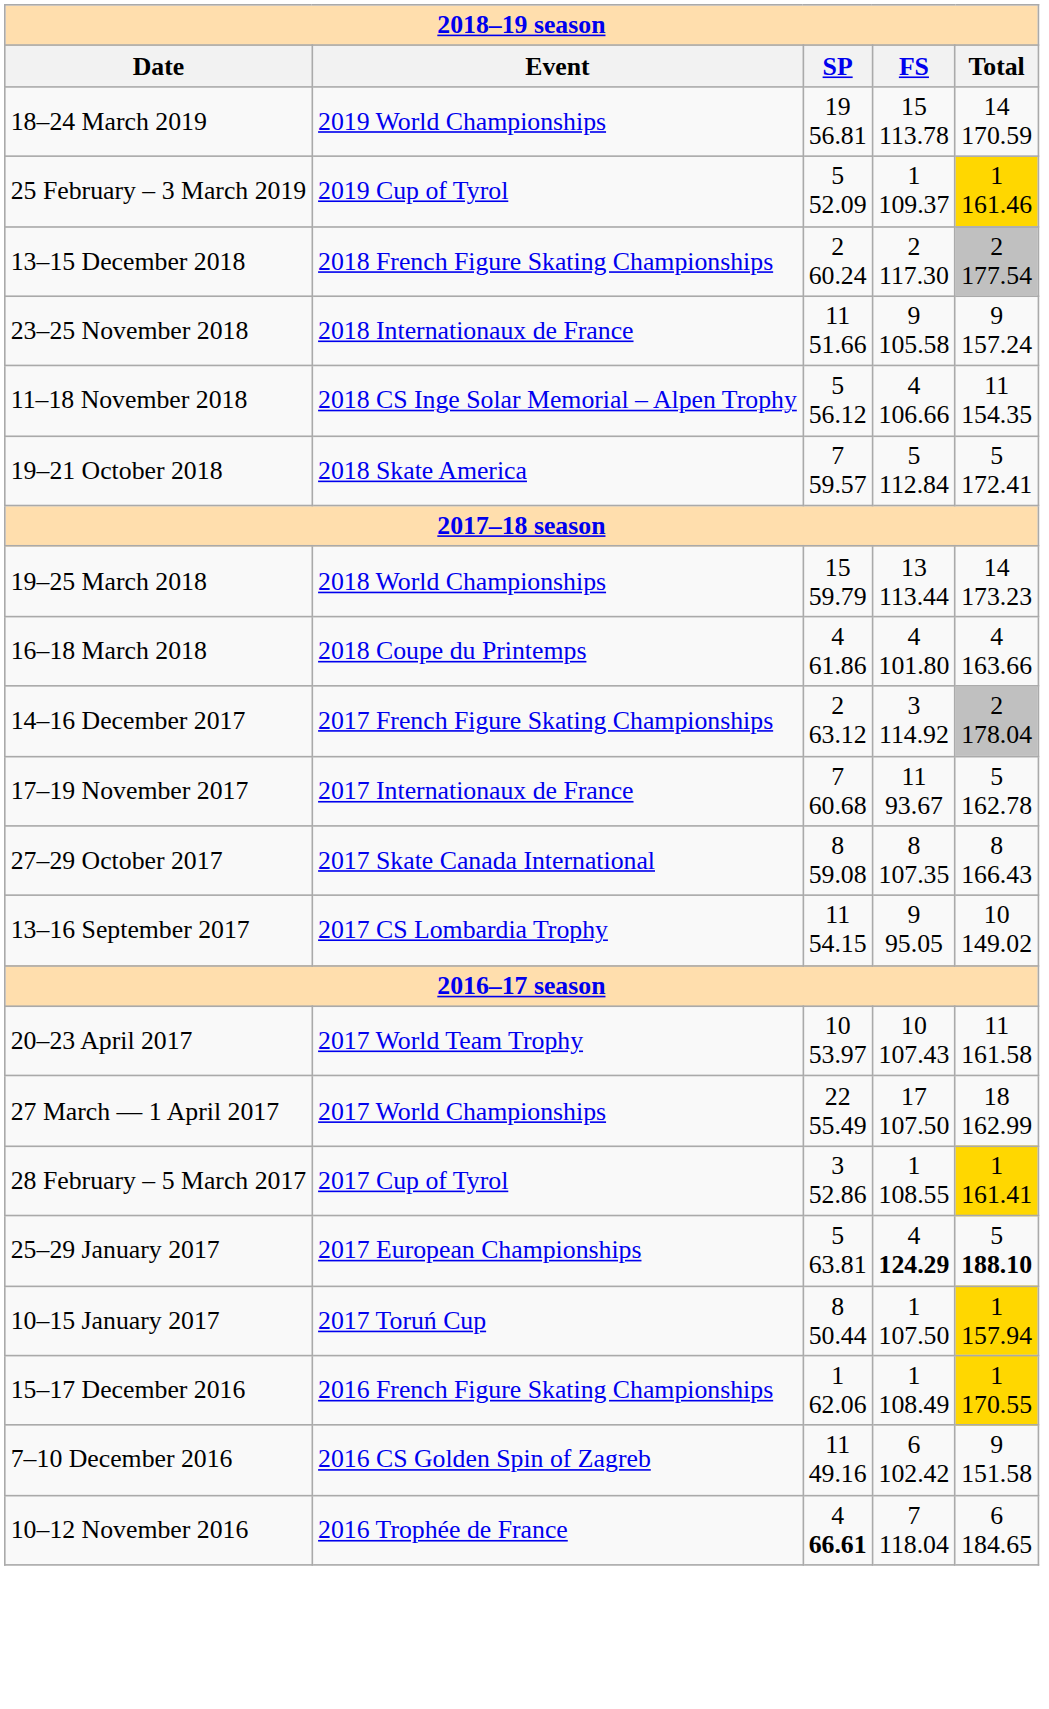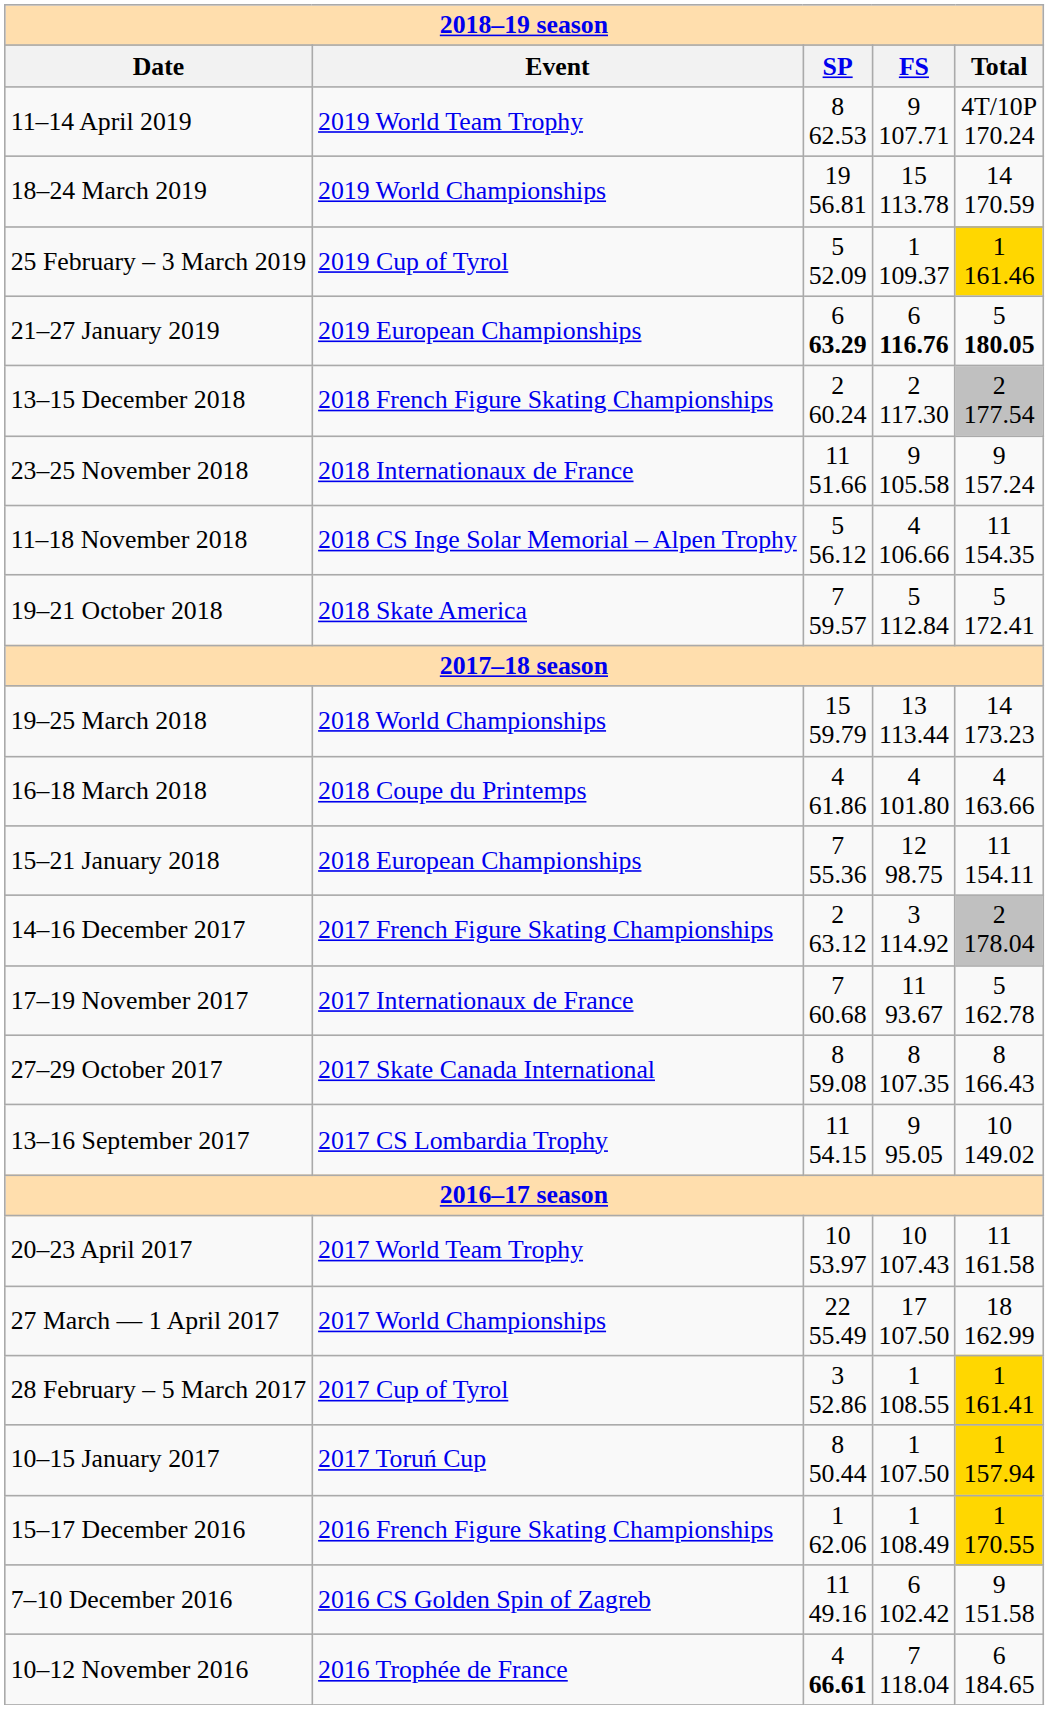+ row: (101, 121)
+ row: (115, 330)
+ row: (115, 860)
- row: (115, 1250)
